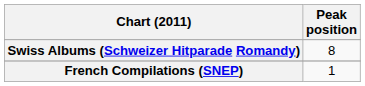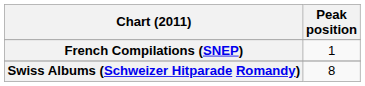rows swapped: (154, 71) <-> (154, 50)
